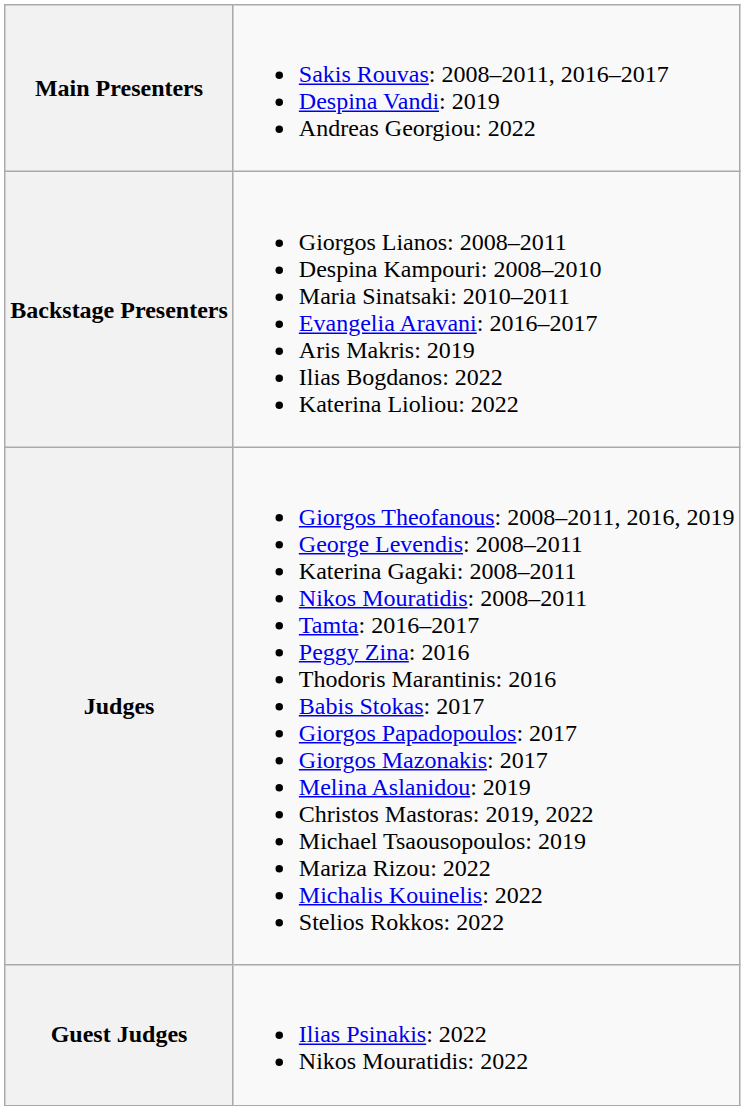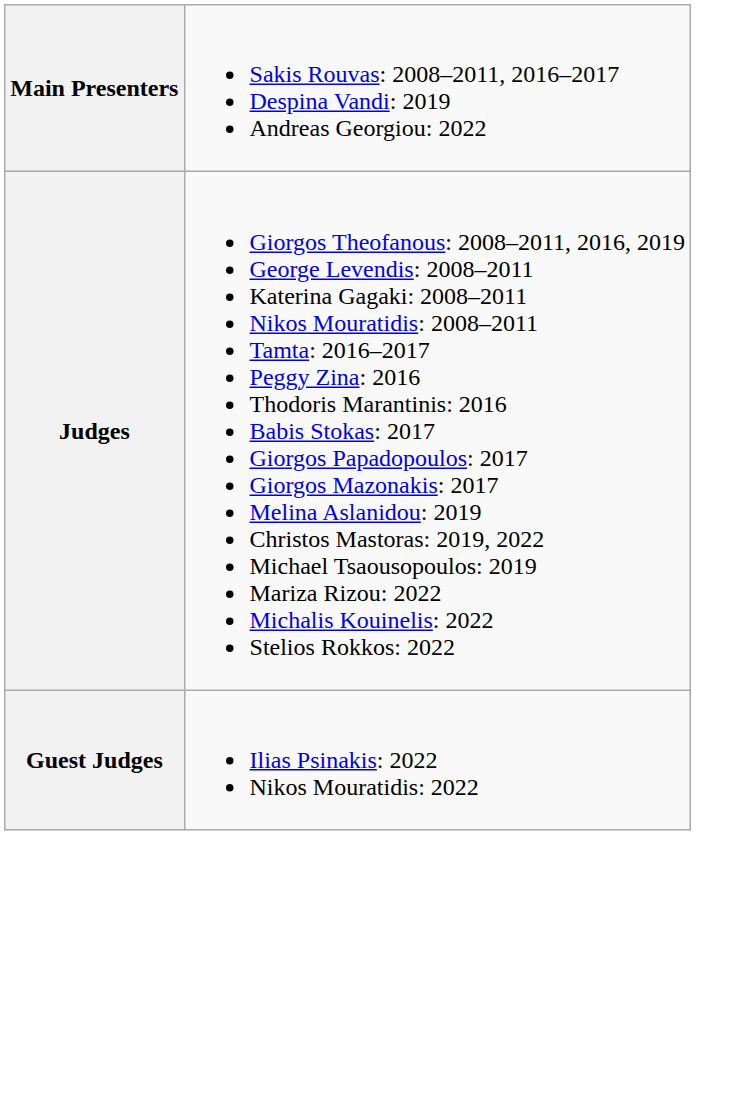- row: (119, 309)
